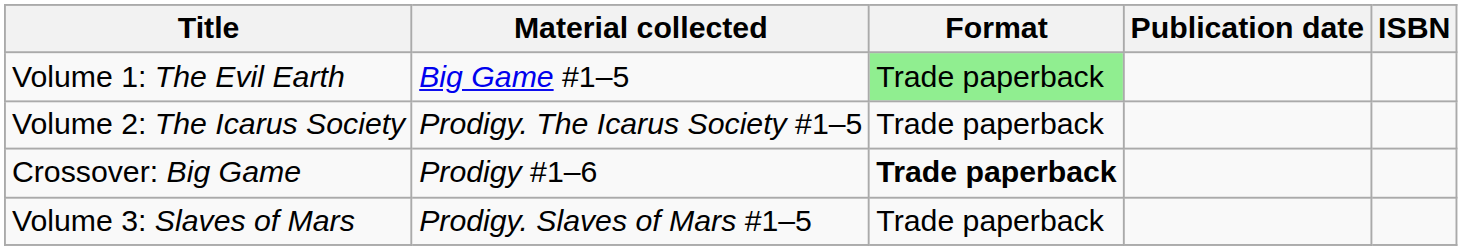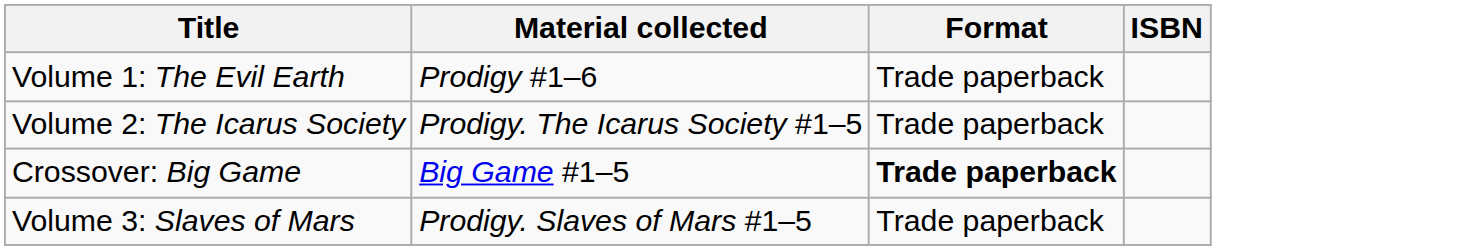- column: (1247, 28)
(524, 76) Big Game #1–5 -> (508, 76) Prodigy #1–6
(990, 76) lightgreen background -> (990, 76) no background
(508, 172) Prodigy #1–6 -> (524, 172) Big Game #1–5
